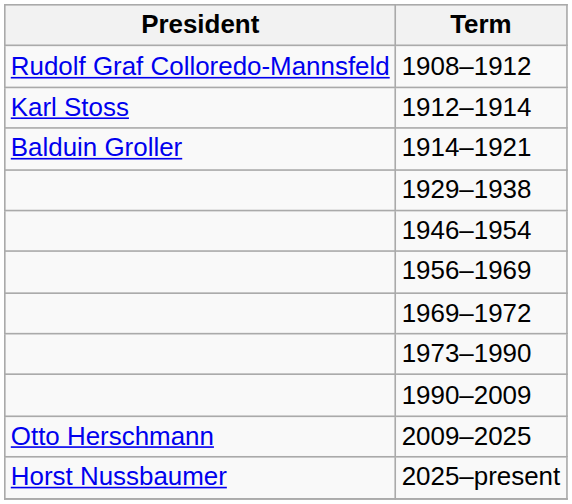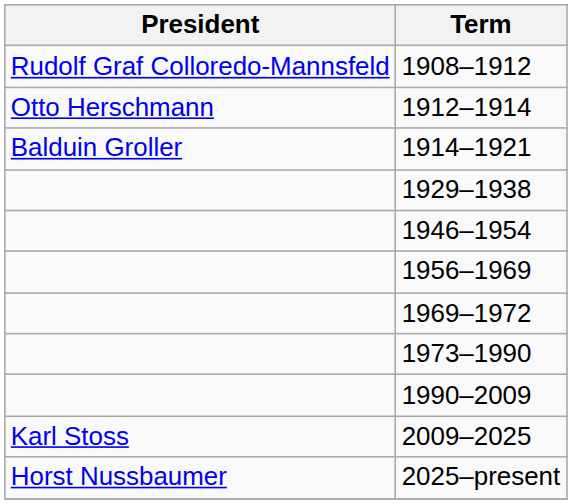(70, 107) Karl Stoss -> (112, 107) Otto Herschmann
(112, 436) Otto Herschmann -> (70, 436) Karl Stoss
